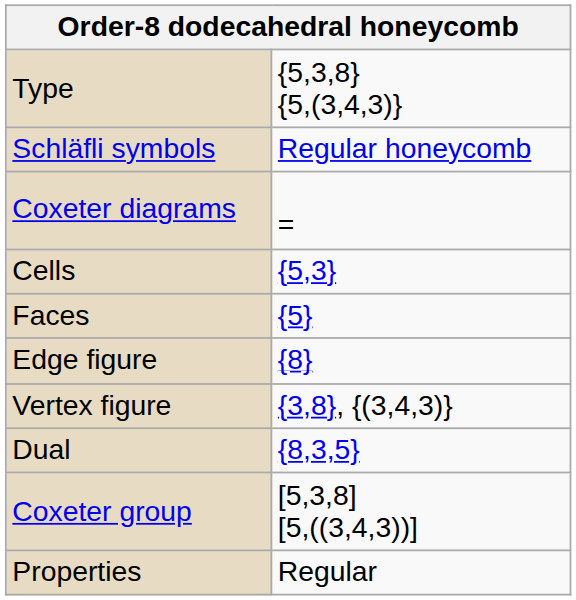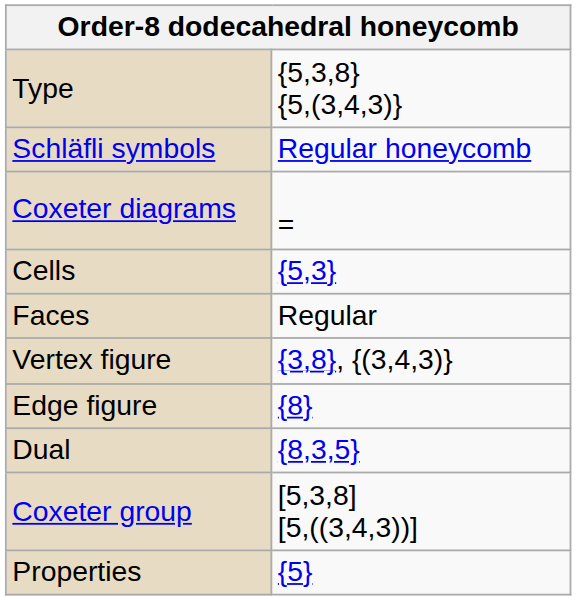(295, 315) {5} -> (327, 315) Regular
rows swapped: (85, 360) <-> (92, 405)
(327, 571) Regular -> (295, 571) {5}
